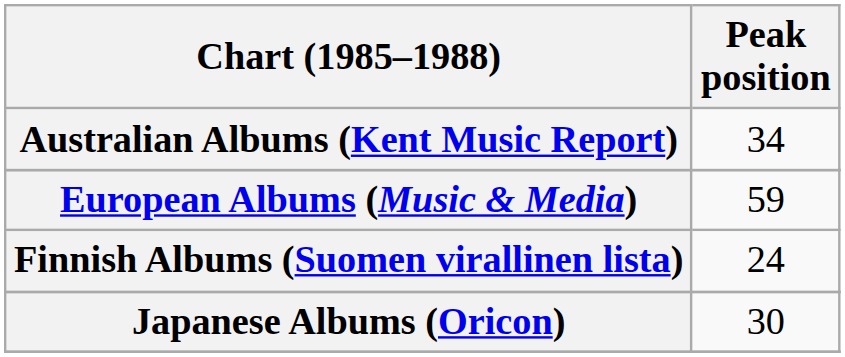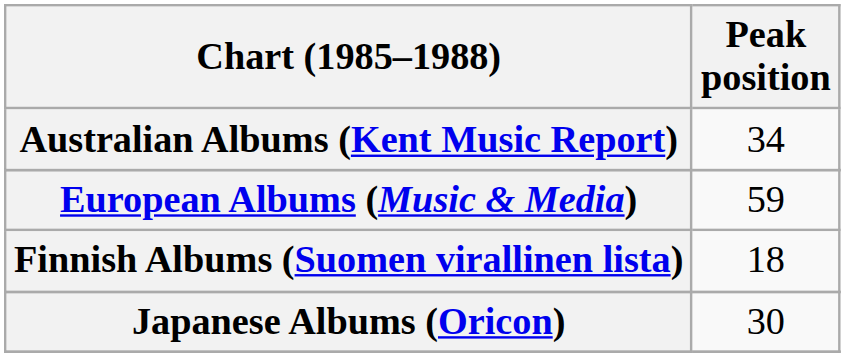(766, 259) 24 -> (766, 259) 18
